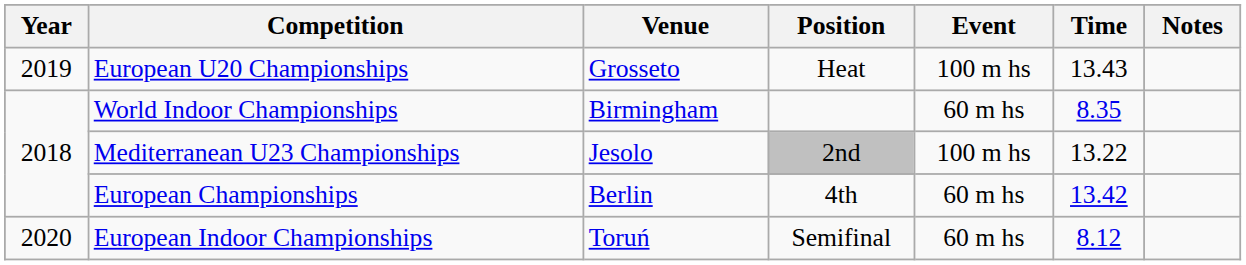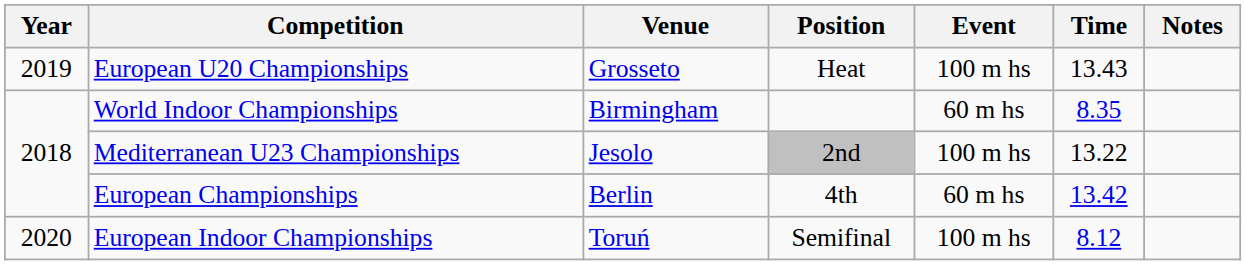(984, 237) 60 m hs -> (984, 237) 100 m hs
